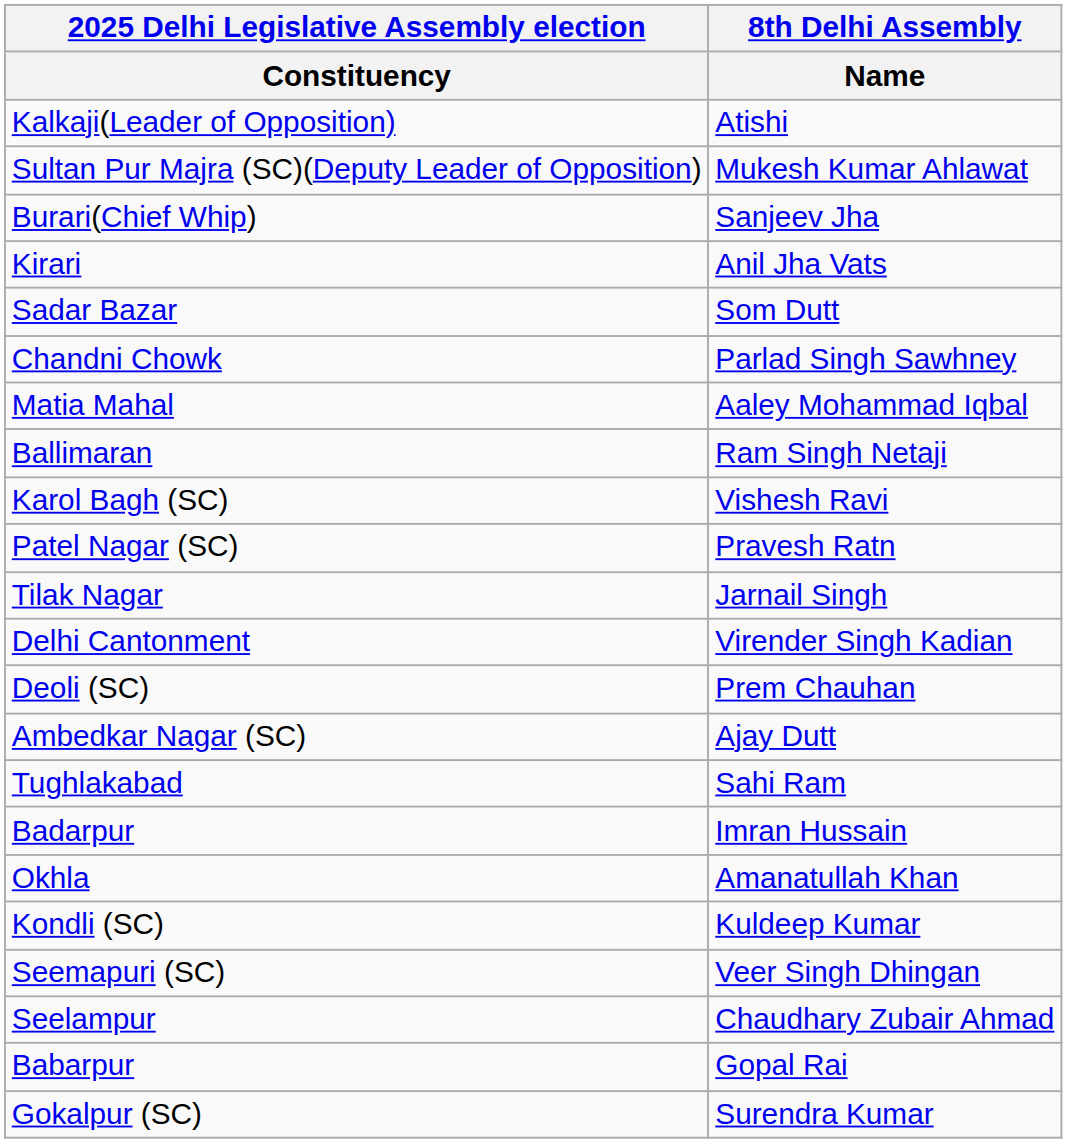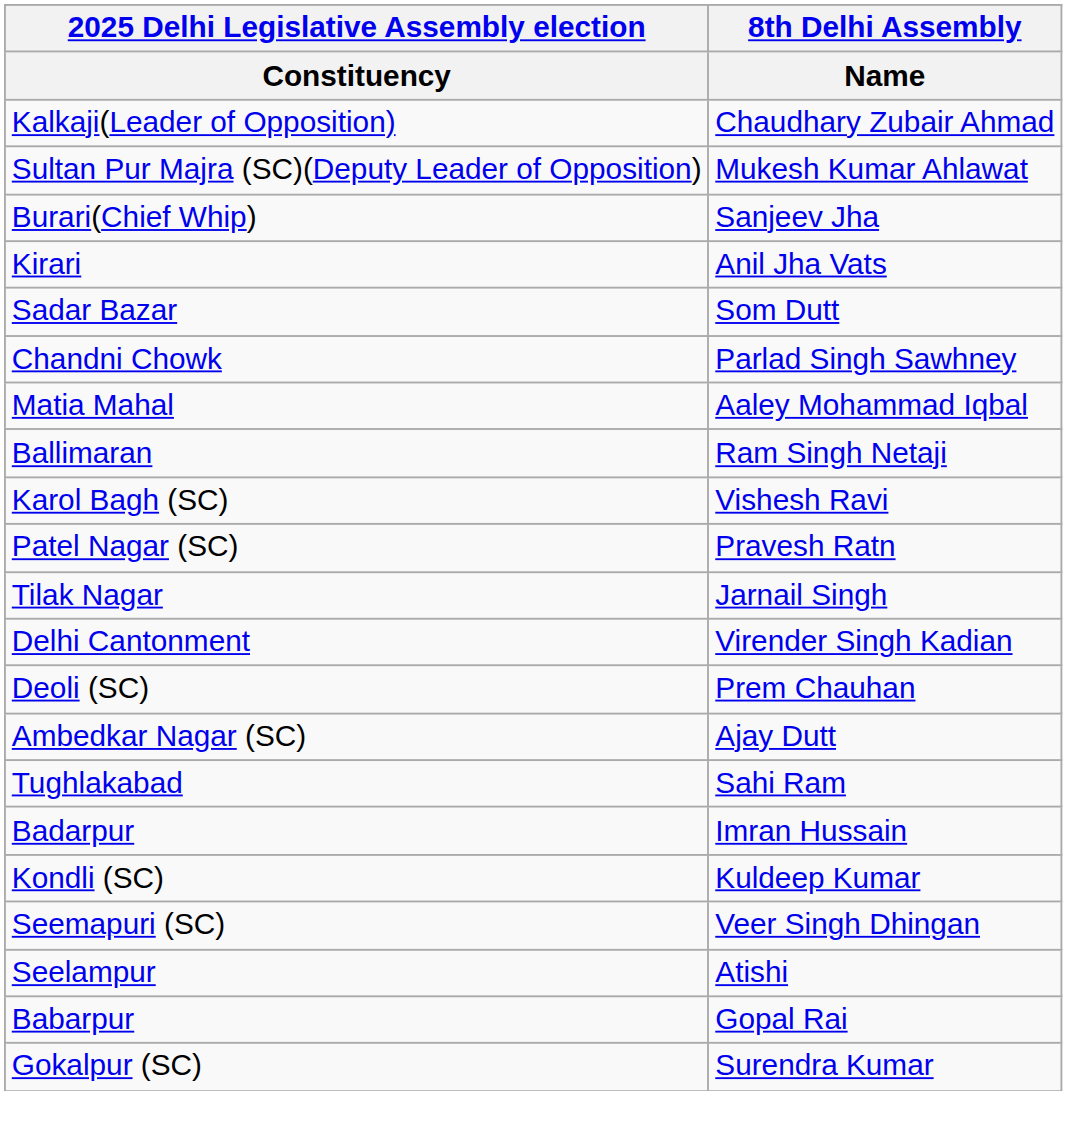(752, 122) Atishi -> (885, 122) Chaudhary Zubair Ahmad
- row: (51, 877)
(885, 1019) Chaudhary Zubair Ahmad -> (752, 972) Atishi
